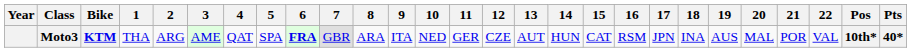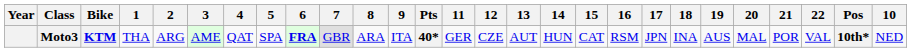columns swapped: (432, 15) <-> (893, 15)
